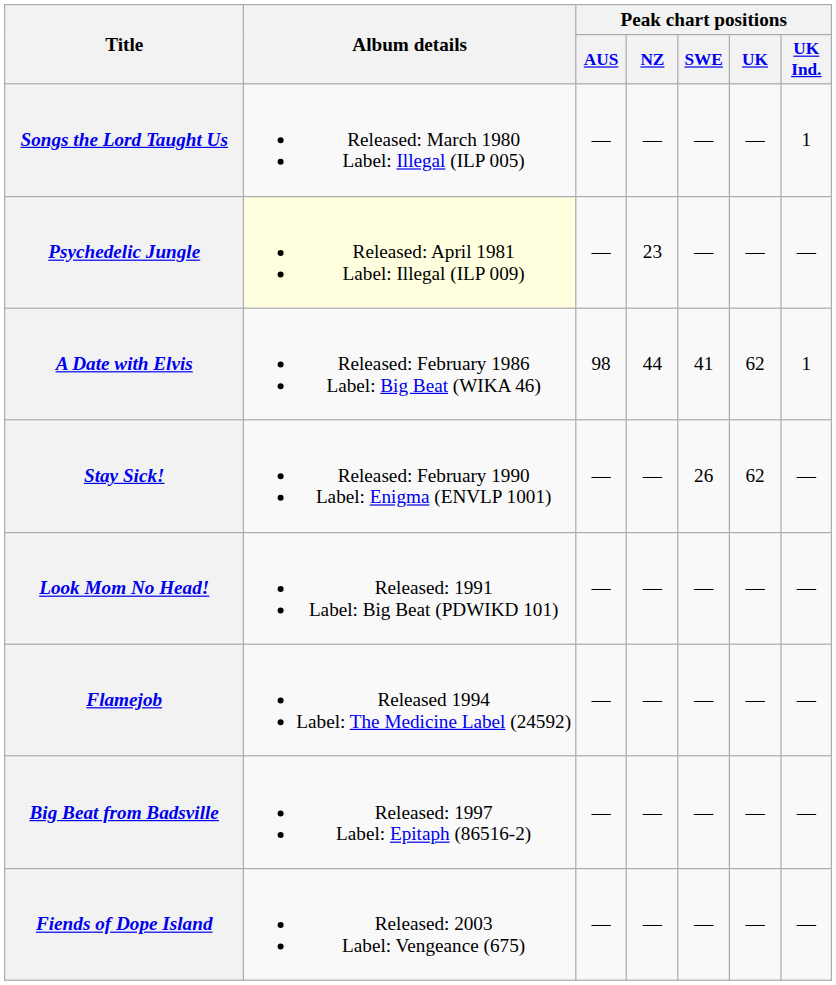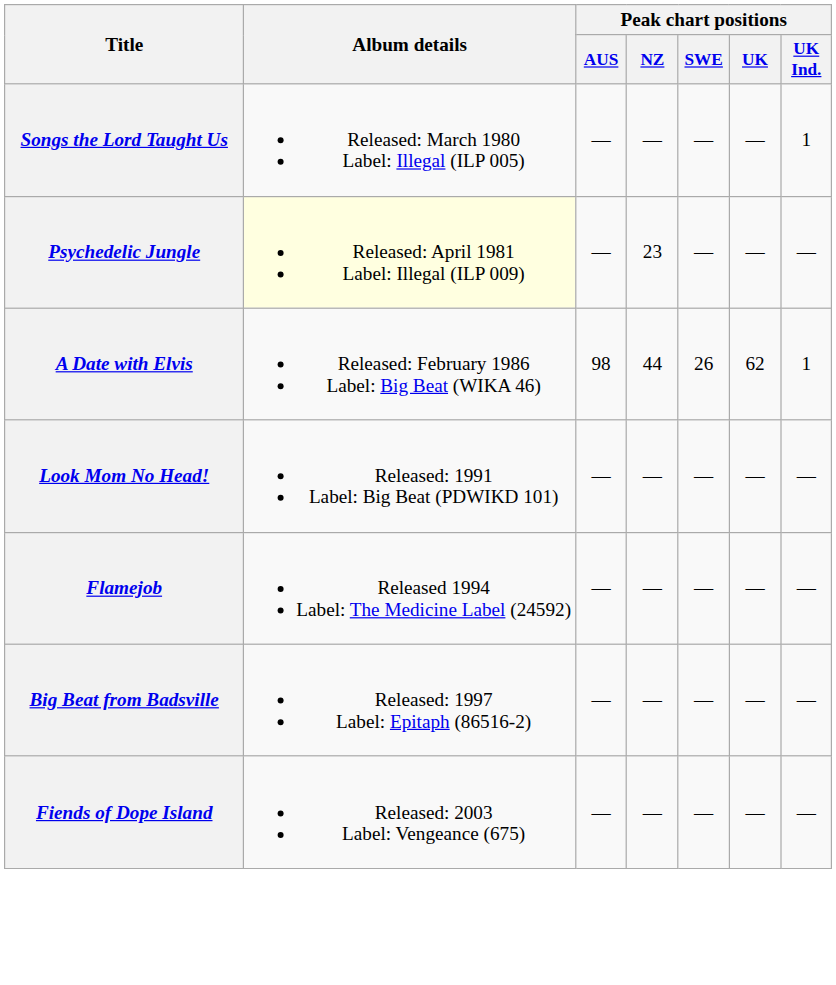(704, 363) 41 -> (704, 363) 26
- row: (124, 476)
